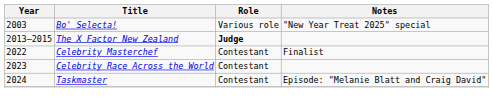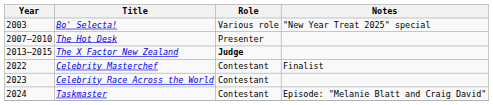+ row: (87, 39)
